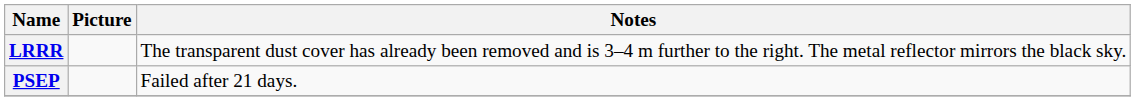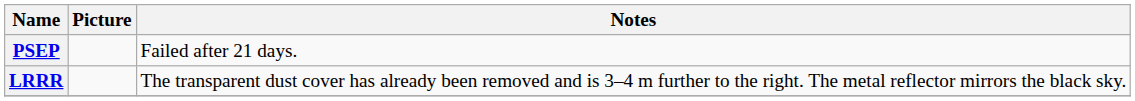rows swapped: (36, 50) <-> (36, 80)
